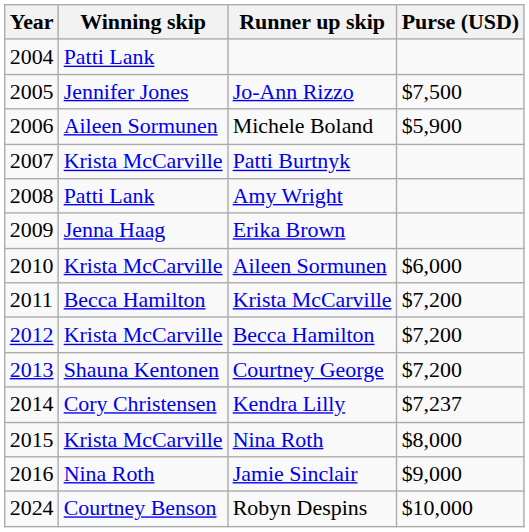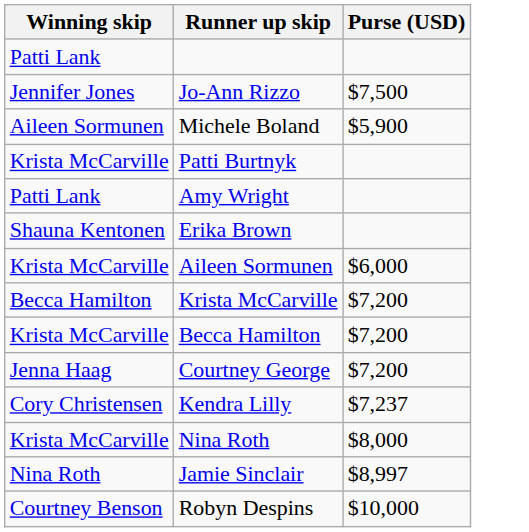- column: (32, 21)
(114, 230) Jenna Haag -> (87, 230) Shauna Kentonen
(141, 369) Shauna Kentonen -> (61, 369) Jenna Haag
(432, 473) $9,000 -> (378, 473) $8,997
